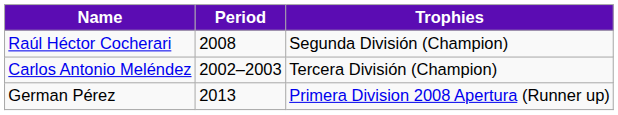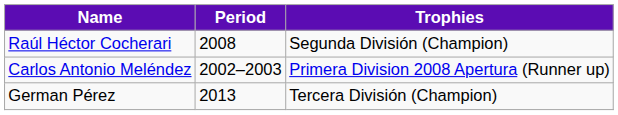(393, 69) Tercera División (Champion) -> (450, 69) Primera Division 2008 Apertura (Runner up)
(450, 95) Primera Division 2008 Apertura (Runner up) -> (393, 95) Tercera División (Champion)
